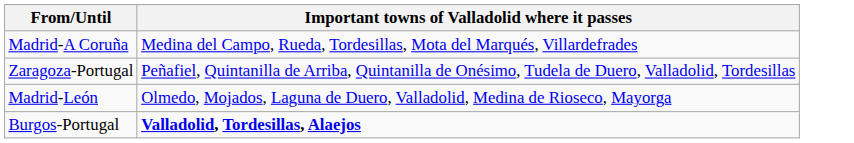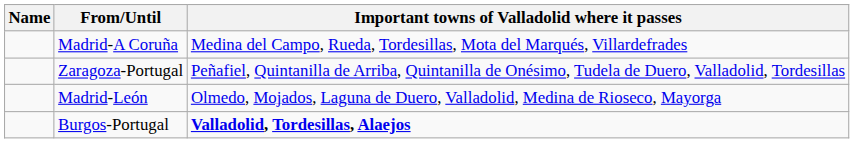+ column: (29, 17)
